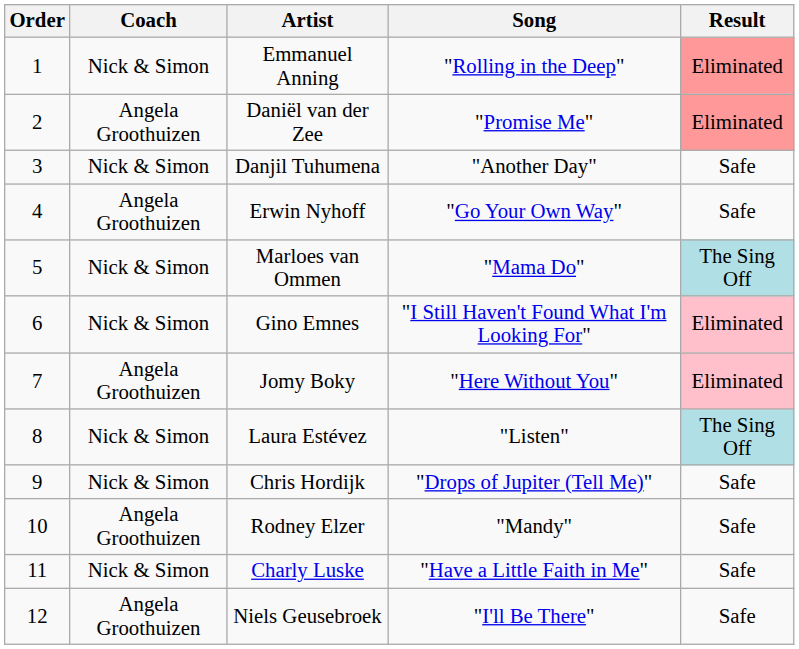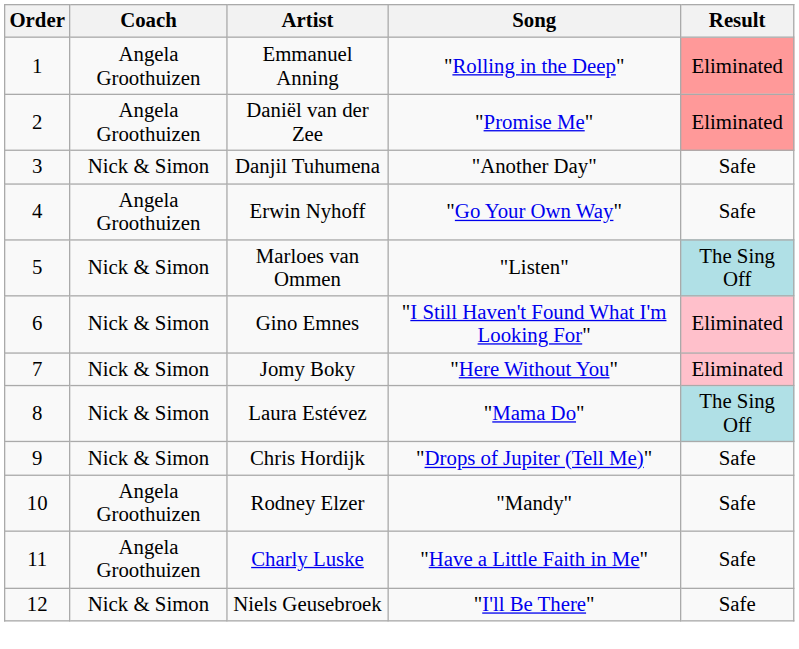(148, 65) Nick & Simon -> (148, 65) Angela Groothuizen
(534, 267) "Mama Do" -> (534, 267) "Listen"
(148, 380) Angela Groothuizen -> (148, 368) Nick & Simon
(534, 436) "Listen" -> (534, 413) "Mama Do"
(148, 571) Nick & Simon -> (148, 559) Angela Groothuizen
(148, 615) Angela Groothuizen -> (148, 604) Nick & Simon
